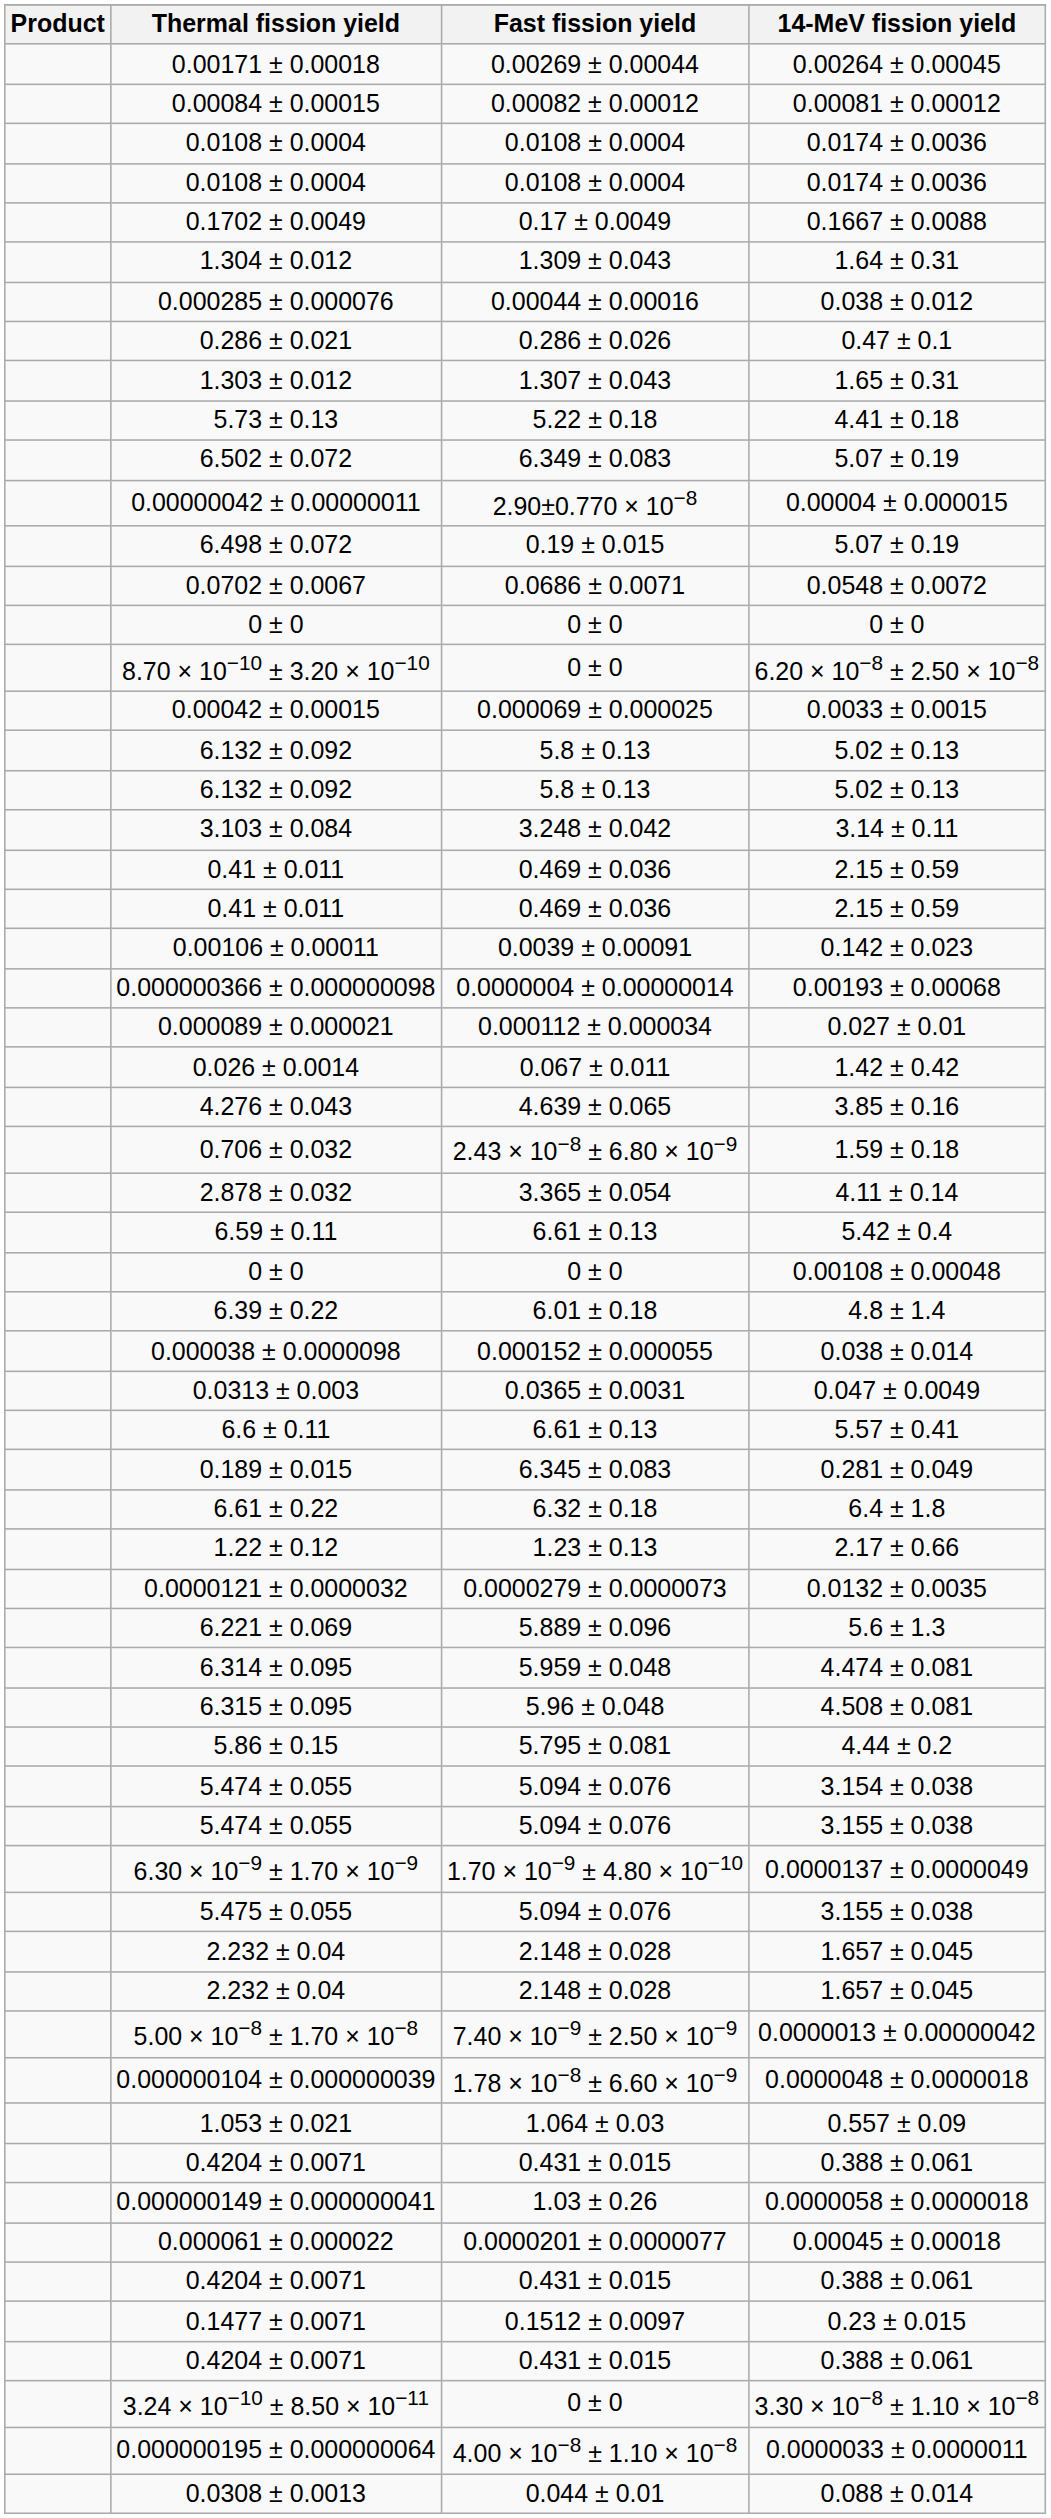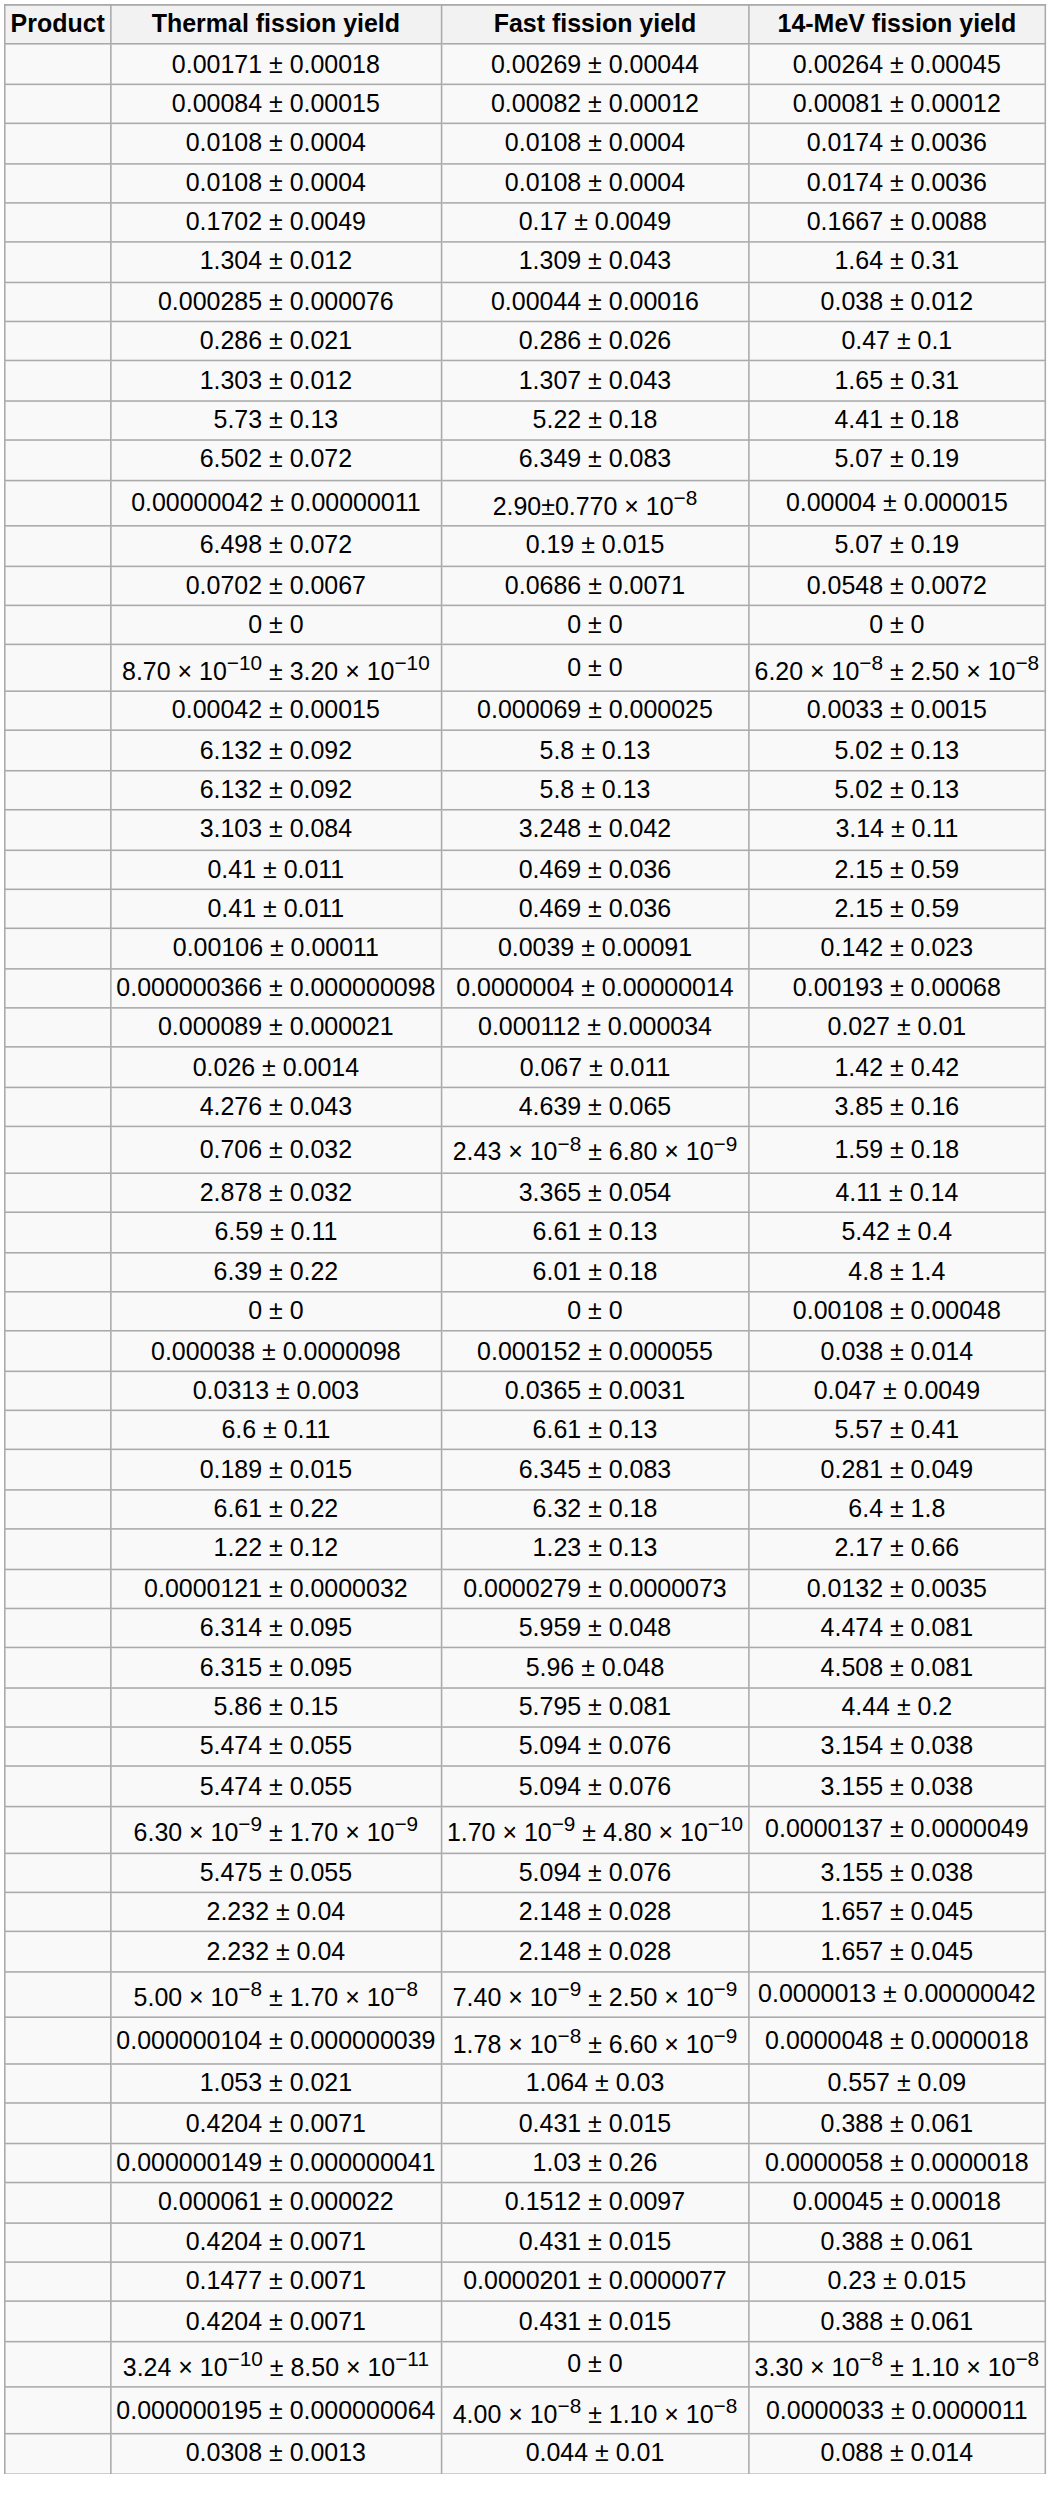rows swapped: (276, 1311) <-> (276, 1271)
- row: (276, 1627)
(595, 2241) 0.0000201 ± 0.0000077 -> (595, 2202) 0.1512 ± 0.0097
(595, 2321) 0.1512 ± 0.0097 -> (595, 2281) 0.0000201 ± 0.0000077
